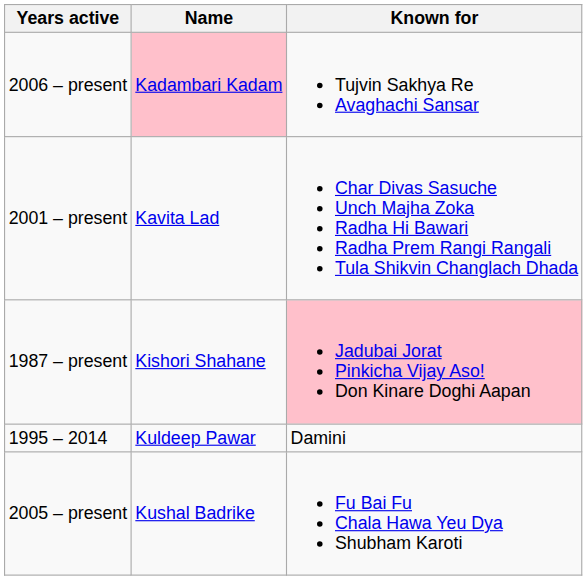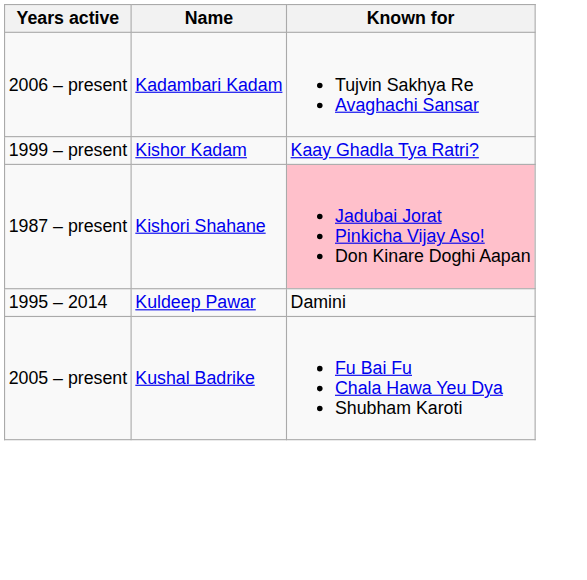(209, 84) pink background -> (209, 84) no background
- row: (68, 218)
+ row: (68, 150)
